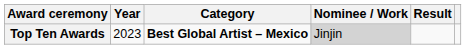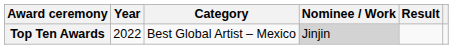(127, 34) 2023 -> (127, 34) 2022
(227, 34) bold -> (221, 34) normal
